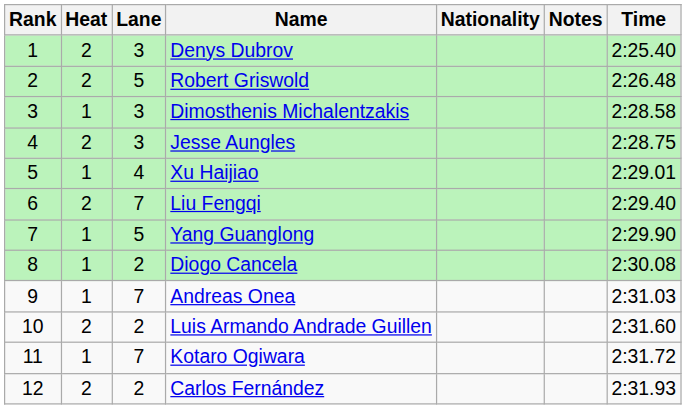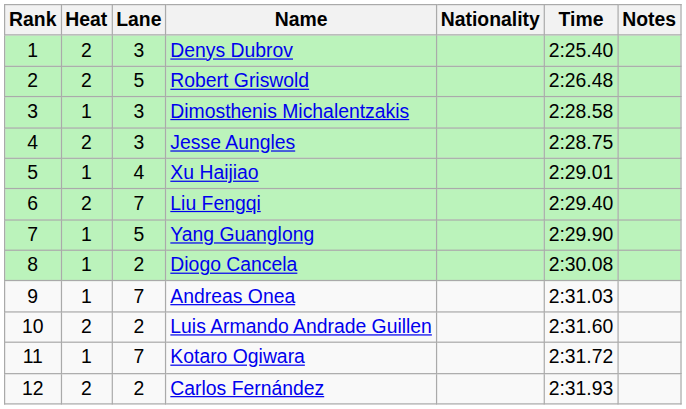columns swapped: (644, 19) <-> (576, 19)
